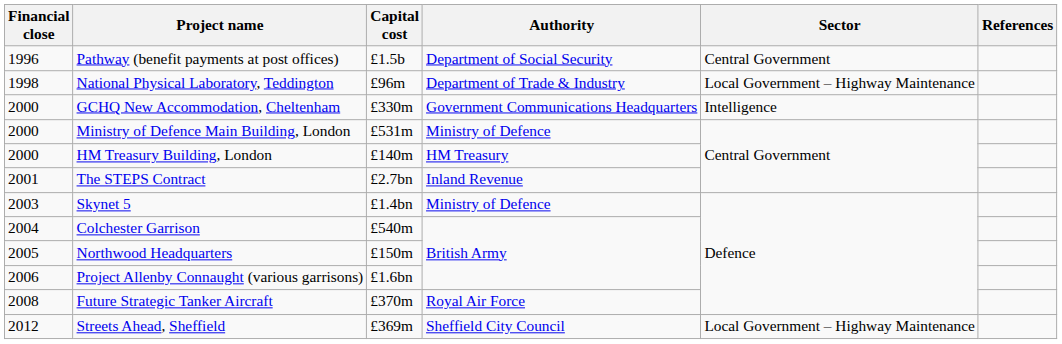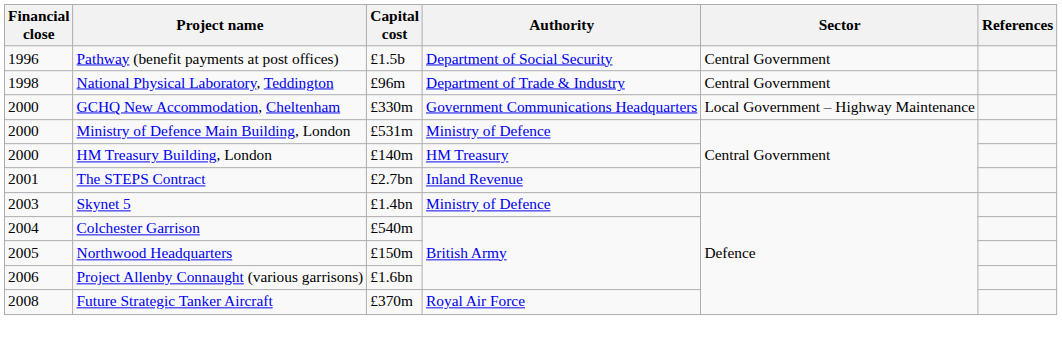(840, 82) Local Government – Highway Maintenance -> (767, 82) Central Government
(741, 107) Intelligence -> (840, 107) Local Government – Highway Maintenance
- row: (151, 326)
